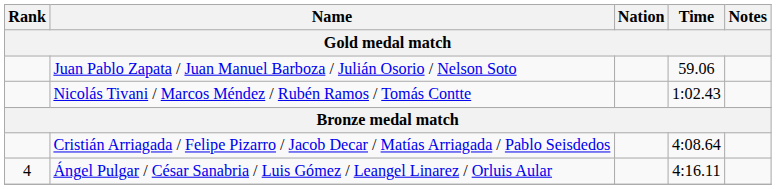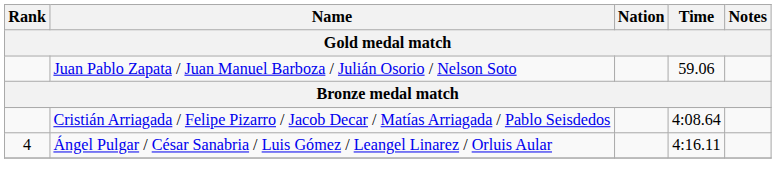- row: (262, 94)
